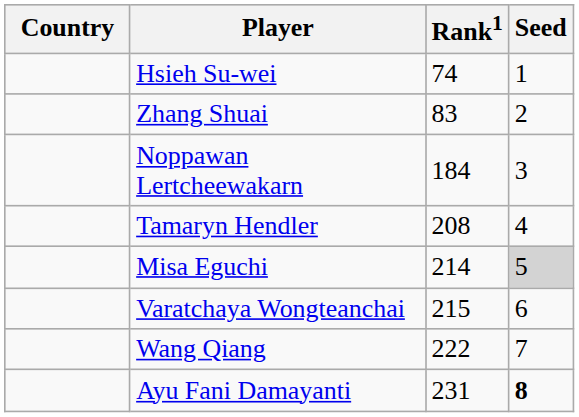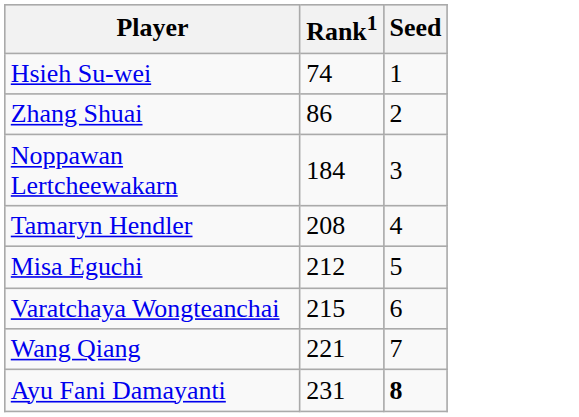- column: (67, 28)
(445, 114) 83 -> (319, 114) 86
(451, 266) 214 -> (326, 266) 212
(521, 266) lightgrey background -> (396, 266) no background
(451, 348) 222 -> (326, 348) 221
